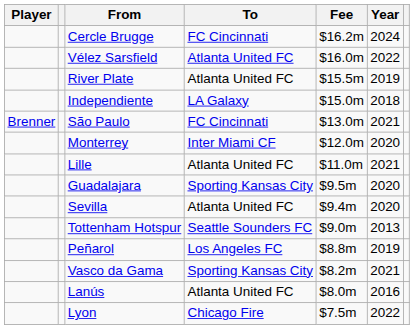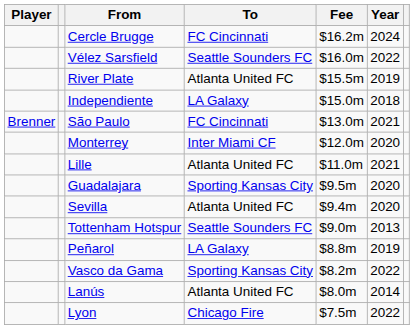(241, 57) Atlanta United FC -> (250, 57) Seattle Sounders FC
(235, 249) Los Angeles FC -> (218, 249) LA Galaxy
(385, 270) 2021 -> (385, 270) 2022
(385, 292) 2016 -> (385, 292) 2014
